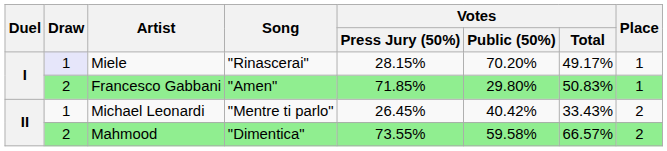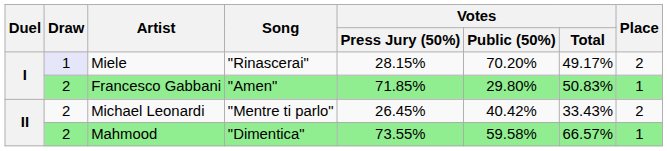(639, 63) 1 -> (639, 63) 2
(66, 110) 1 -> (66, 110) 2
(639, 134) 2 -> (639, 134) 1
